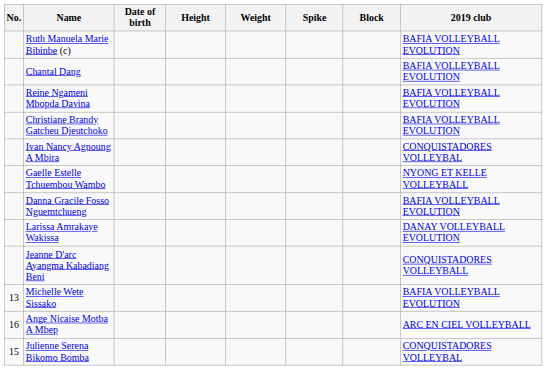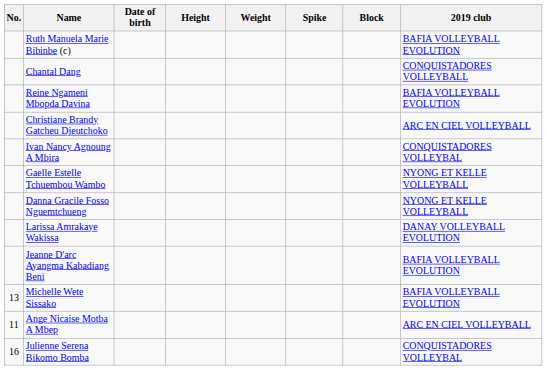(451, 71) BAFIA VOLLEYBALL EVOLUTION -> (447, 71) CONQUISTADORES VOLLEYBALL
(451, 125) BAFIA VOLLEYBALL EVOLUTION -> (467, 125) ARC EN CIEL VOLLEYBALL
(451, 206) BAFIA VOLLEYBALL EVOLUTION -> (445, 206) NYONG ET KELLE VOLLEYBALL
(447, 265) CONQUISTADORES VOLLEYBALL -> (451, 265) BAFIA VOLLEYBALL EVOLUTION
(14, 324) 16 -> (14, 324) 11
(14, 351) 15 -> (14, 351) 16
